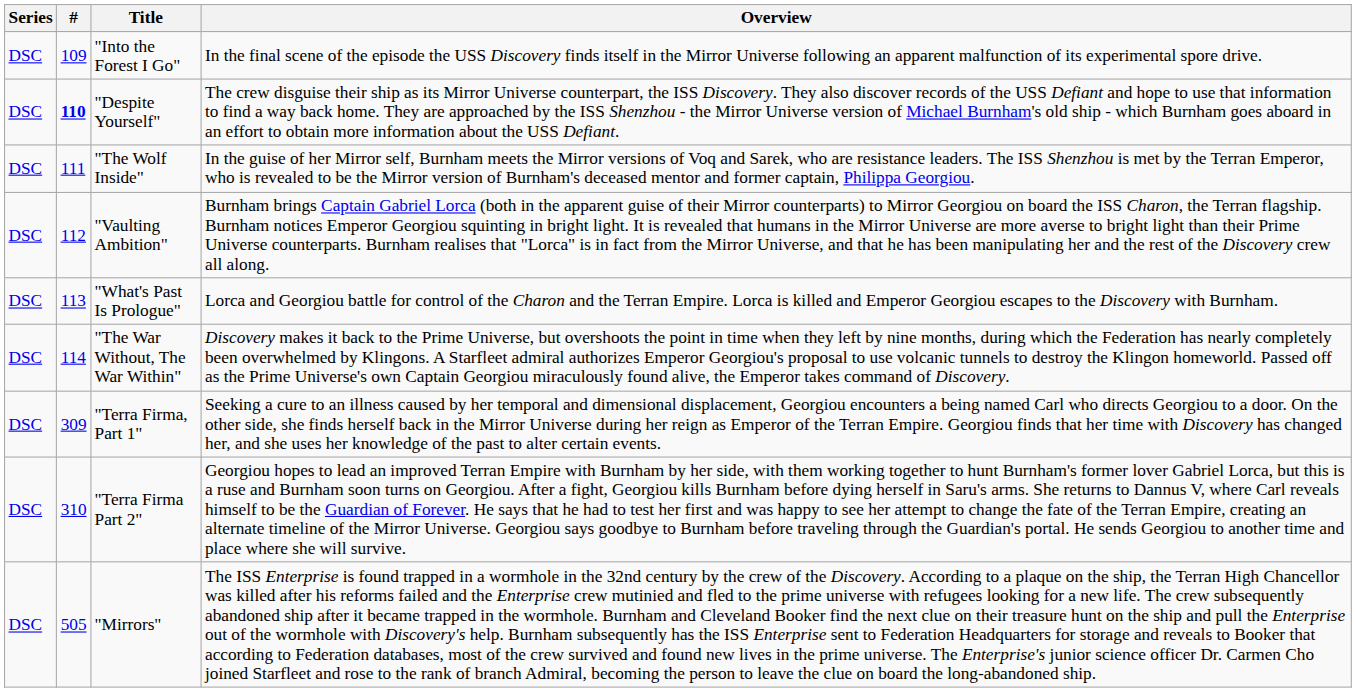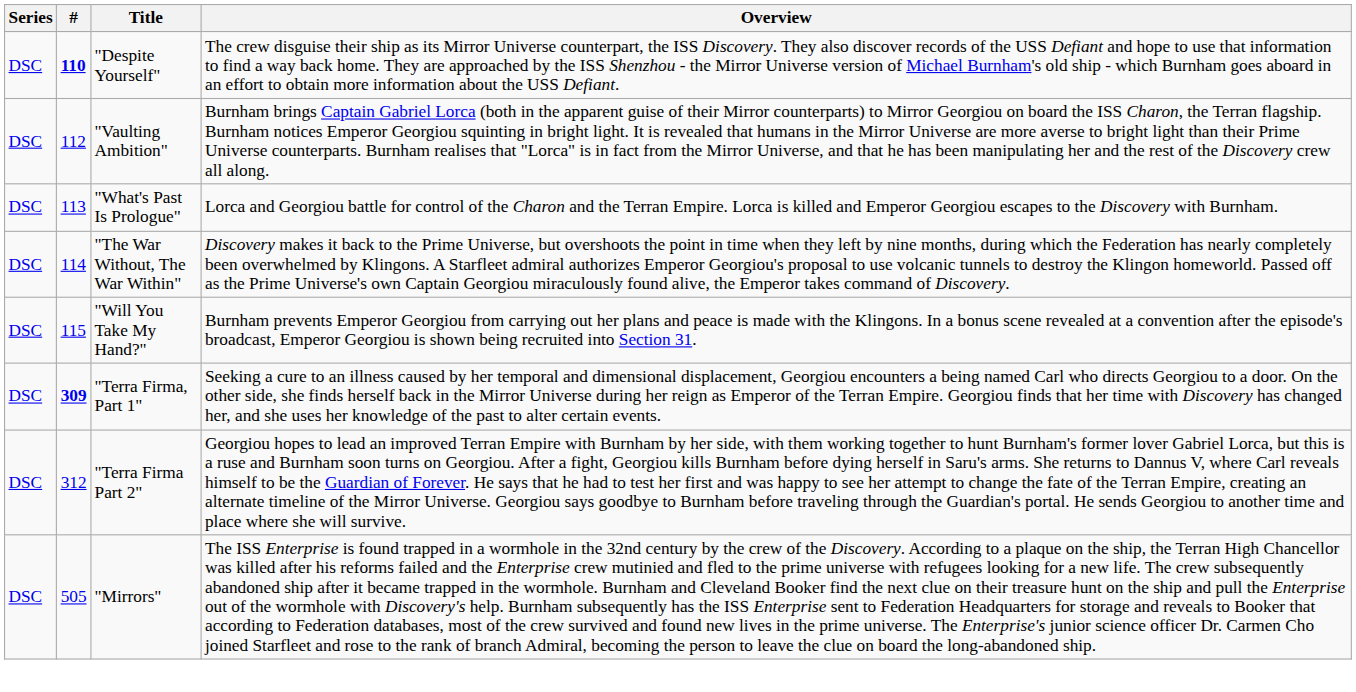- row: (137, 55)
- row: (131, 168)
+ row: (129, 330)
(74, 423) normal -> (74, 396) bold
(74, 509) 310 -> (74, 482) 312
